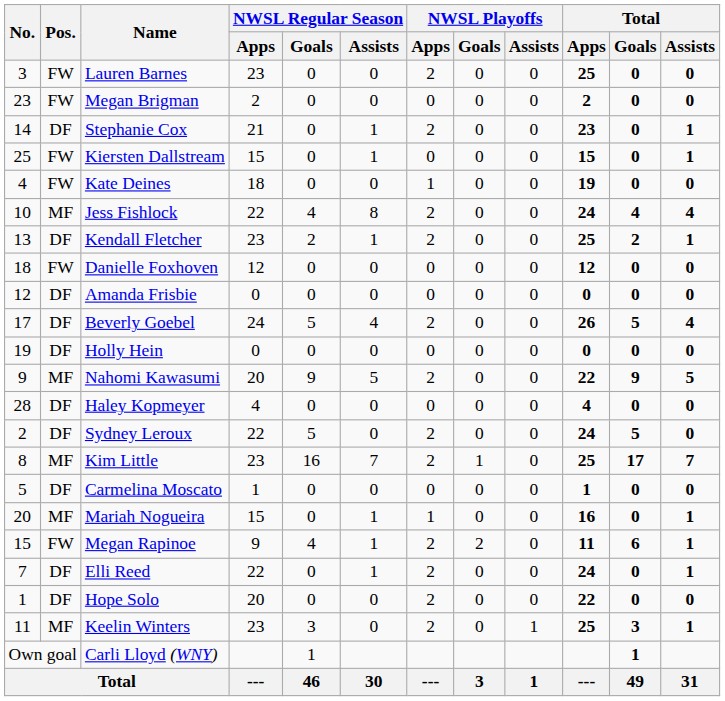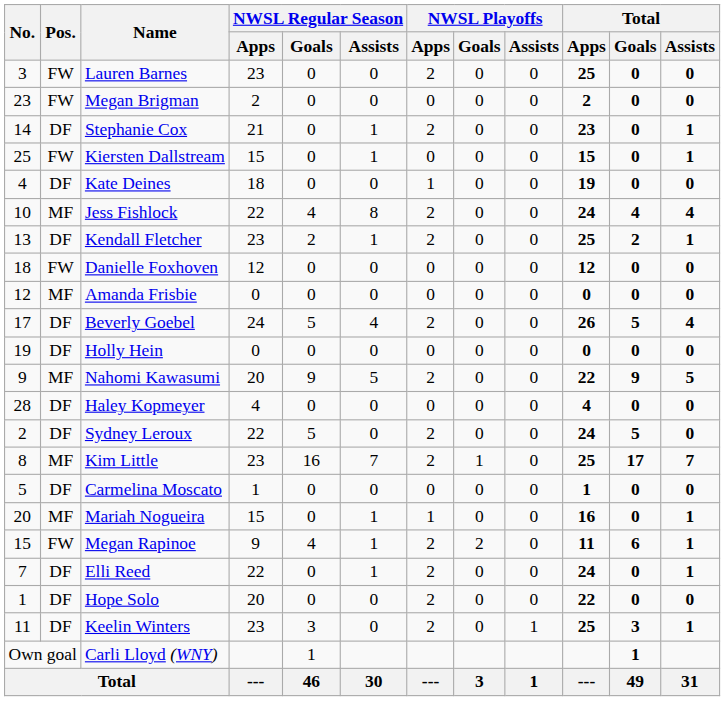(61, 184) FW -> (61, 184) DF
(61, 294) DF -> (61, 294) MF
(61, 626) MF -> (61, 626) DF
